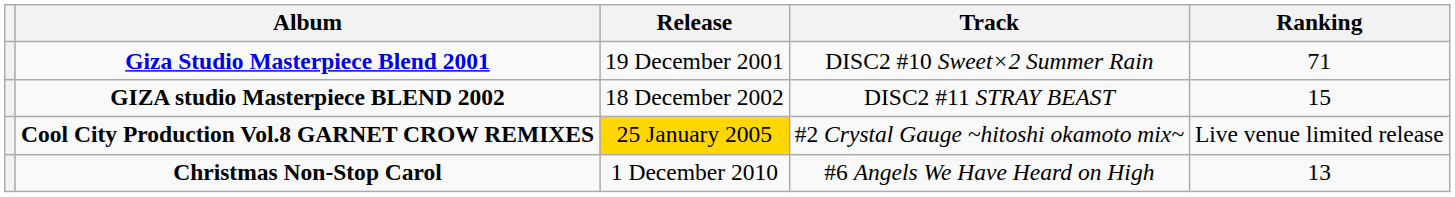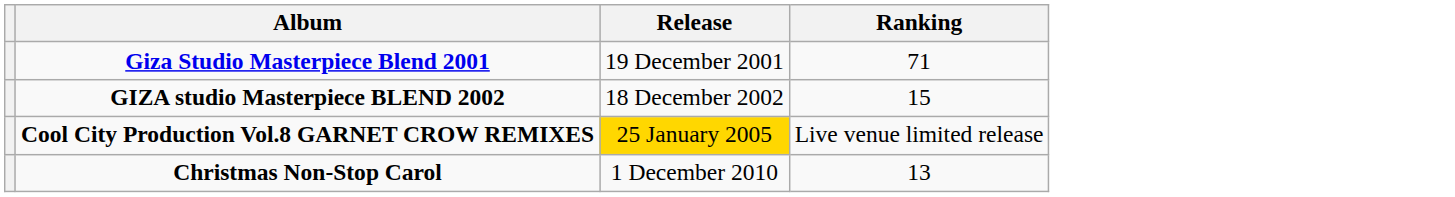- column: (989, 23)
